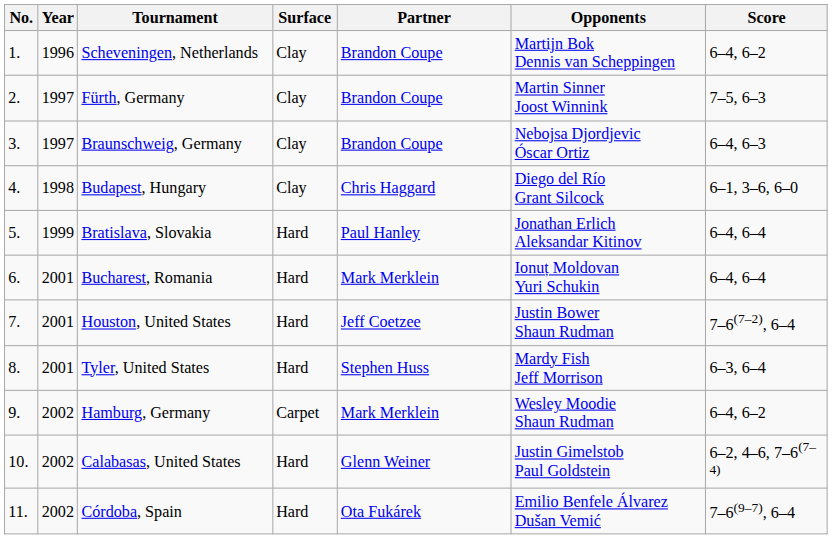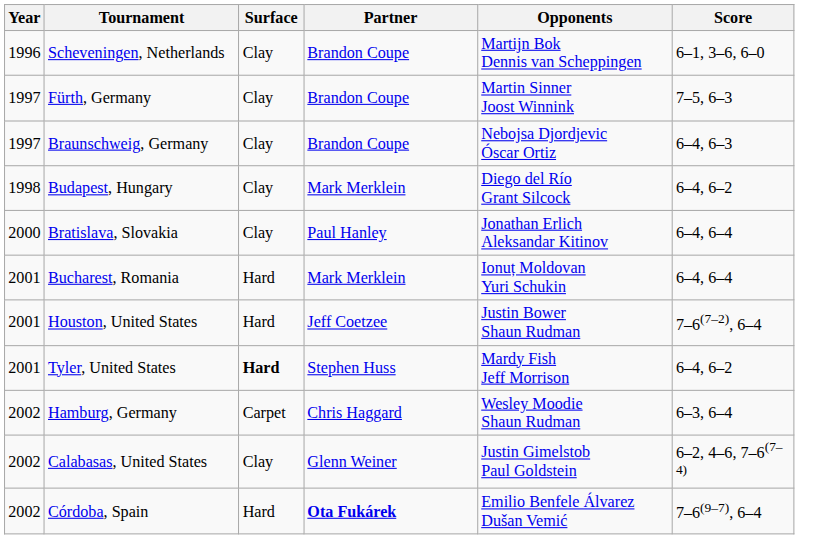- column: (21, 17)
(738, 52) 6–4, 6–2 -> (720, 52) 6–1, 3–6, 6–0
(388, 187) Chris Haggard -> (356, 187) Mark Merklein
(754, 187) 6–1, 3–6, 6–0 -> (704, 187) 6–4, 6–2
(58, 232) 1999 -> (24, 232) 2000
(292, 232) Hard -> (258, 232) Clay
(292, 367) normal -> (261, 367) bold
(738, 367) 6–3, 6–4 -> (704, 367) 6–4, 6–2
(390, 411) Mark Merklein -> (355, 411) Chris Haggard
(738, 411) 6–4, 6–2 -> (704, 411) 6–3, 6–4
(292, 461) Hard -> (258, 461) Clay
(381, 510) normal -> (352, 510) bold
